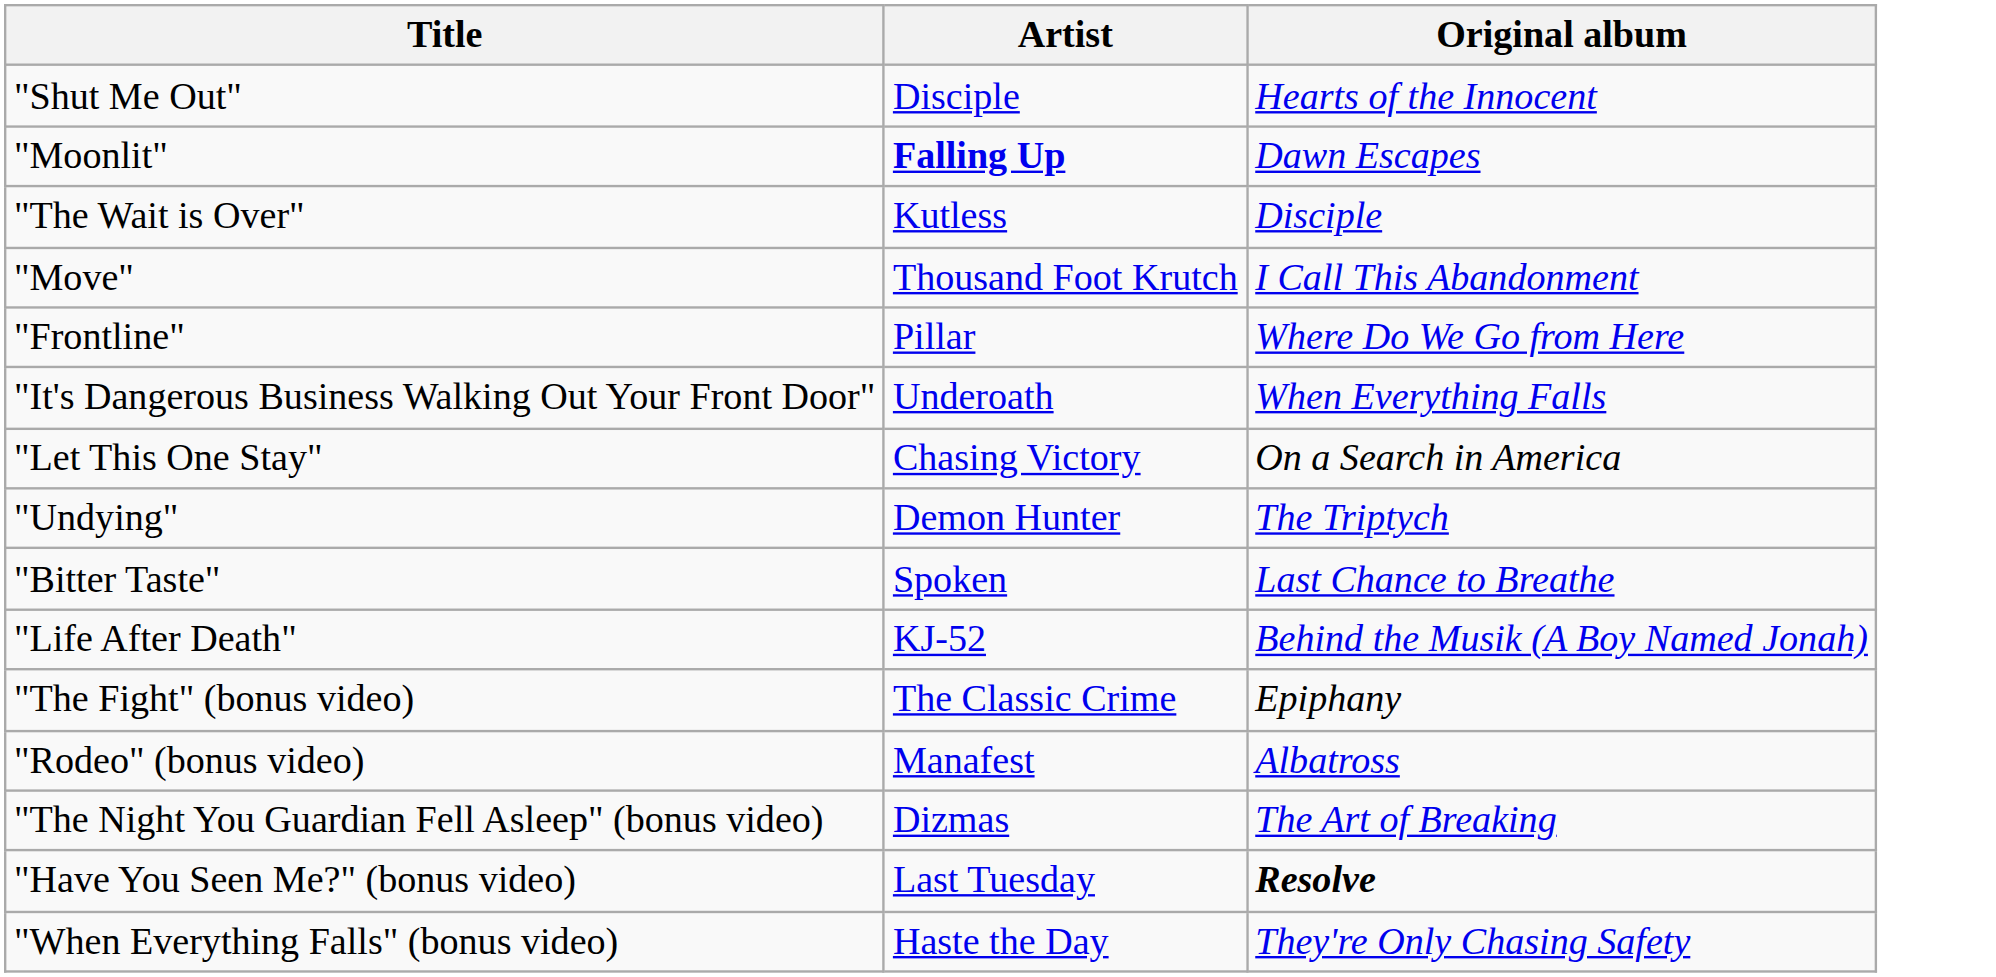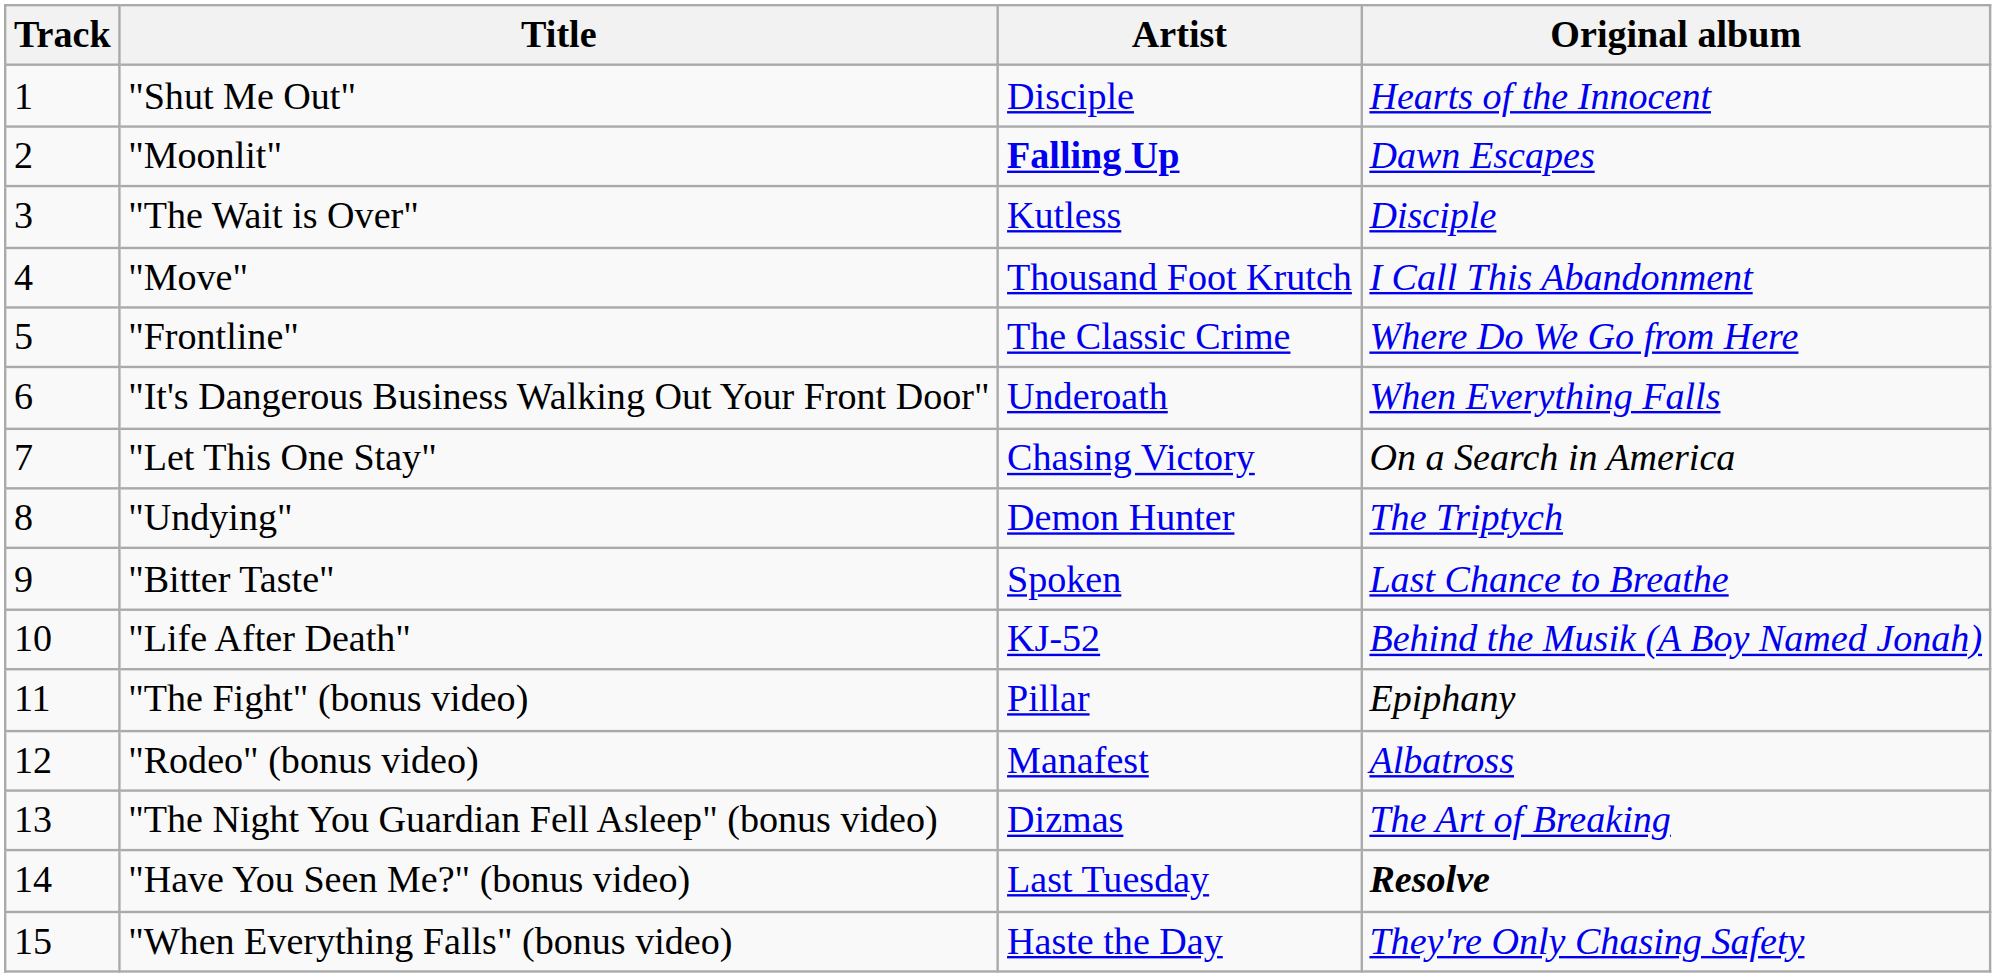+ column: (62, 34)
(934, 336) Pillar -> (1149, 336) The Classic Crime
(1035, 699) The Classic Crime -> (1048, 699) Pillar
